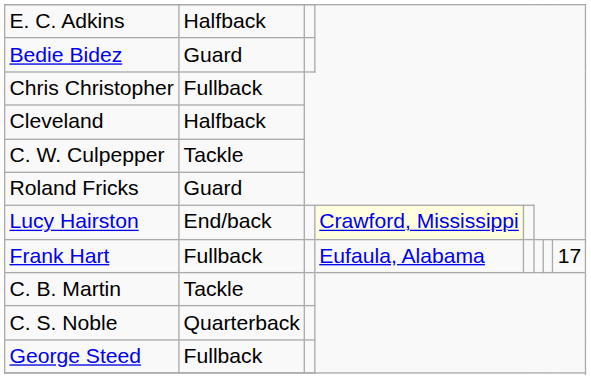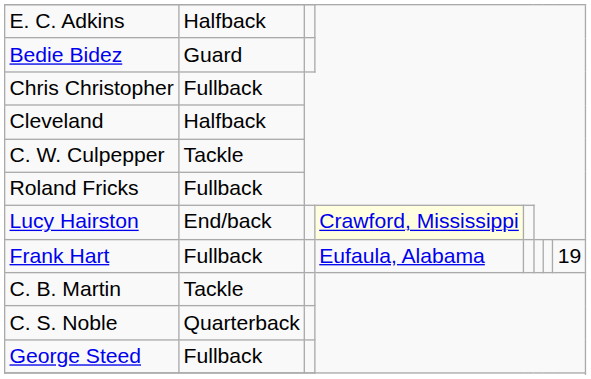(213, 188) Guard -> (223, 188) Fullback
(569, 255) 17 -> (569, 255) 19
